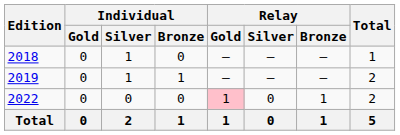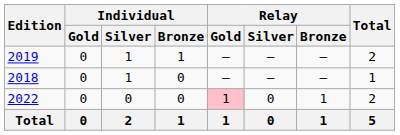rows swapped: (23, 57) <-> (23, 78)
